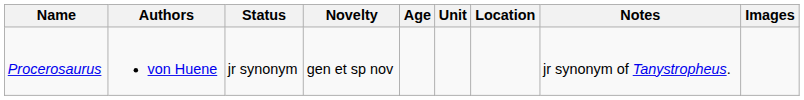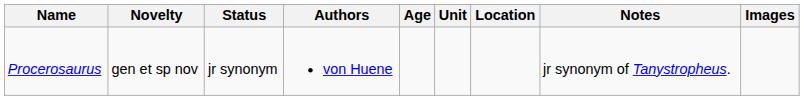columns swapped: (352, 15) <-> (166, 15)
